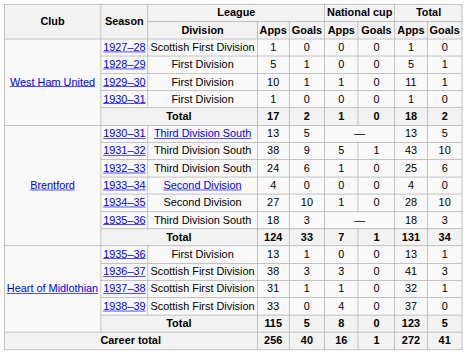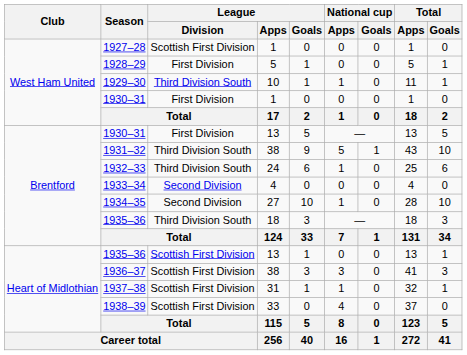(203, 82) First Division -> (203, 82) Third Division South
(203, 133) Third Division South -> (203, 133) First Division
(203, 254) First Division -> (203, 254) Scottish First Division
